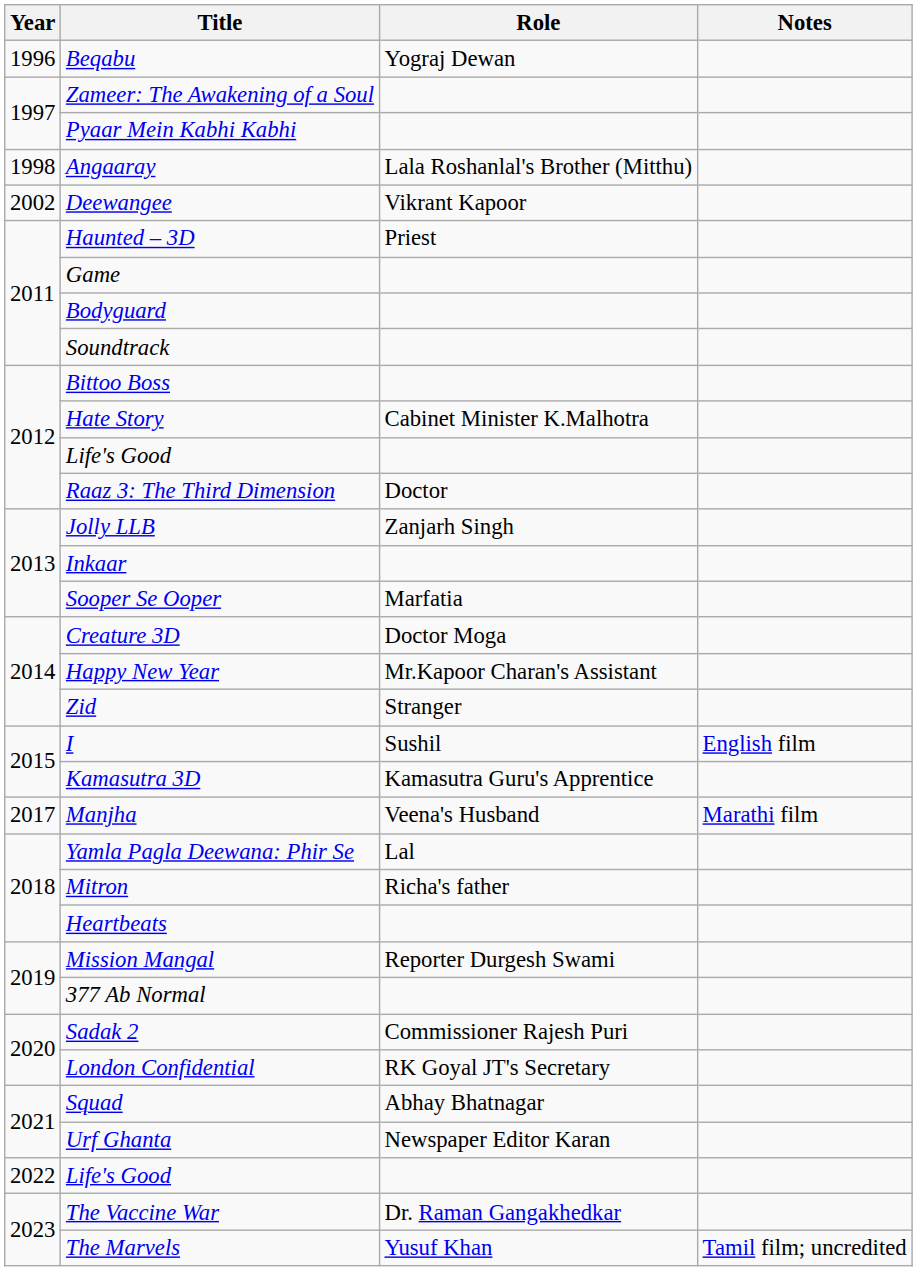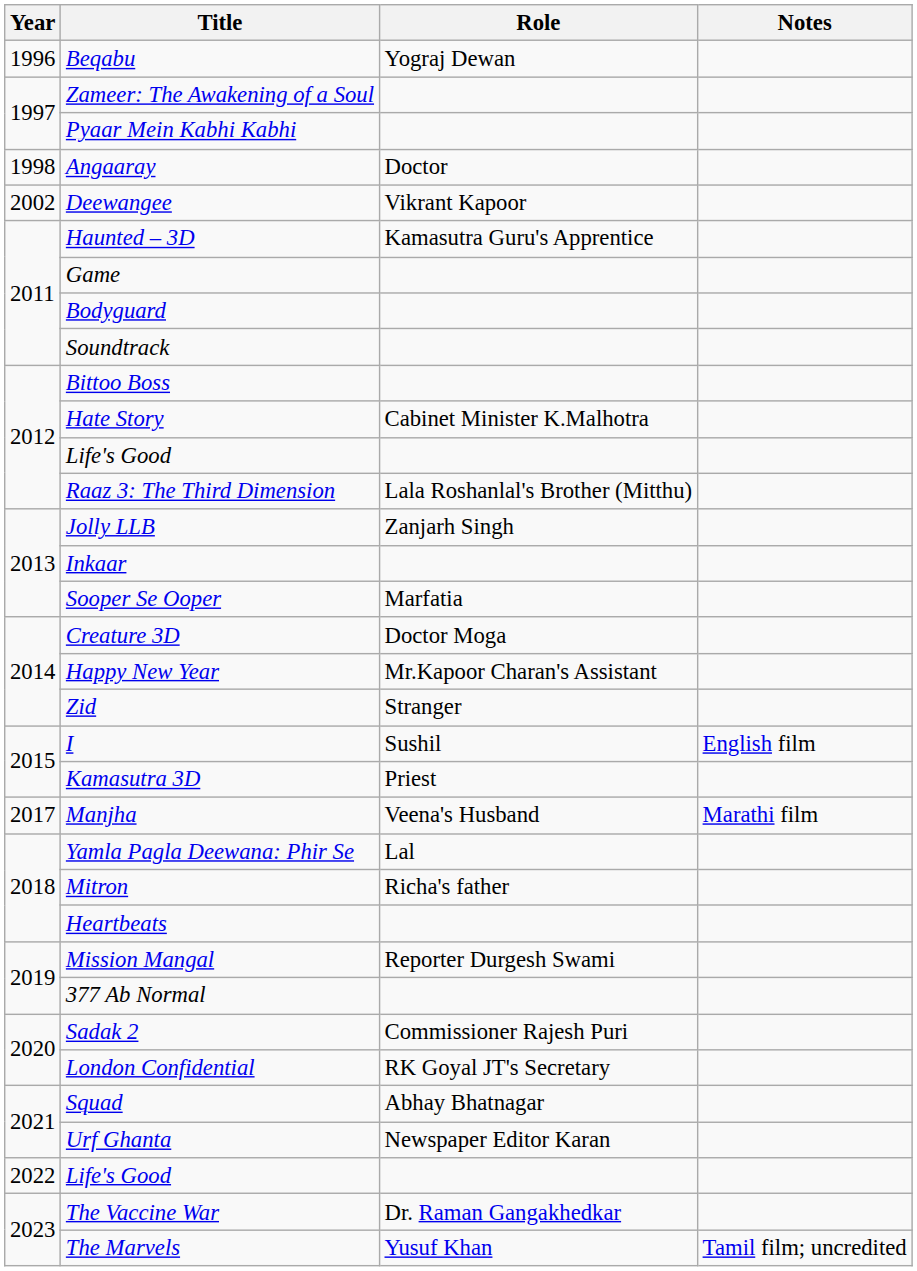(538, 166) Lala Roshanlal's Brother (Mitthu) -> (416, 166) Doctor
(410, 238) Priest -> (519, 238) Kamasutra Guru's Apprentice
(416, 490) Doctor -> (538, 490) Lala Roshanlal's Brother (Mitthu)
(519, 779) Kamasutra Guru's Apprentice -> (410, 779) Priest
